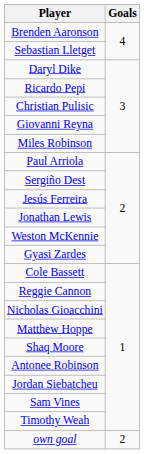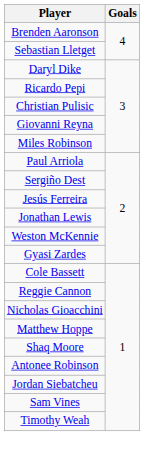- row: (55, 439)
